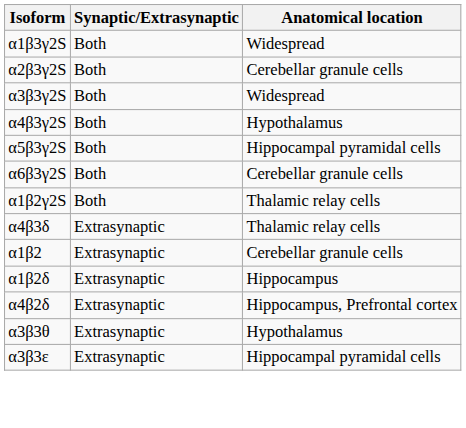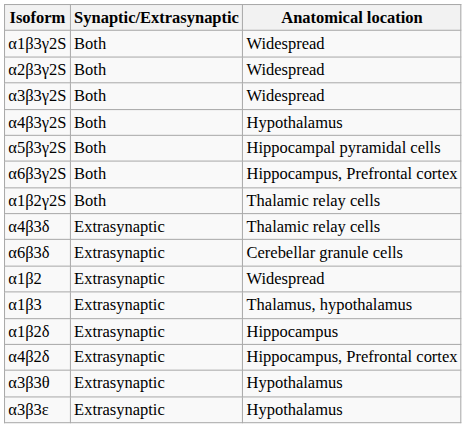(325, 69) Cerebellar granule cells -> (286, 69) Widespread
(325, 174) Cerebellar granule cells -> (352, 174) Hippocampus, Prefrontal cortex
+ row: (29, 252)
(325, 252) Cerebellar granule cells -> (286, 278) Widespread
+ row: (25, 305)
(344, 357) Hippocampal pyramidal cells -> (295, 409) Hypothalamus
